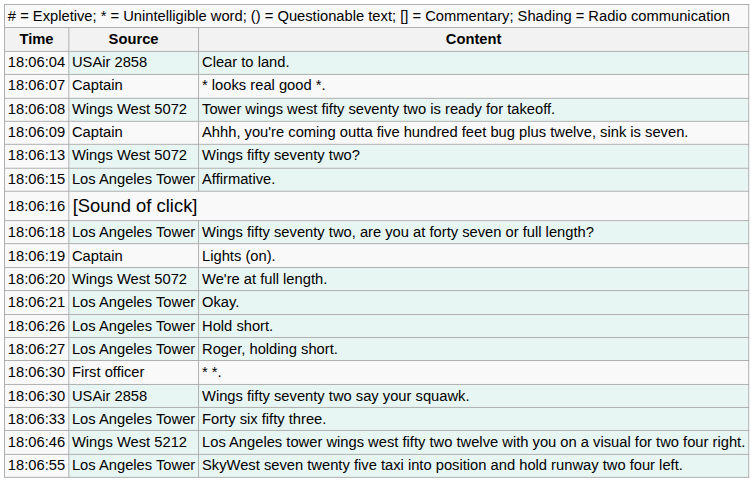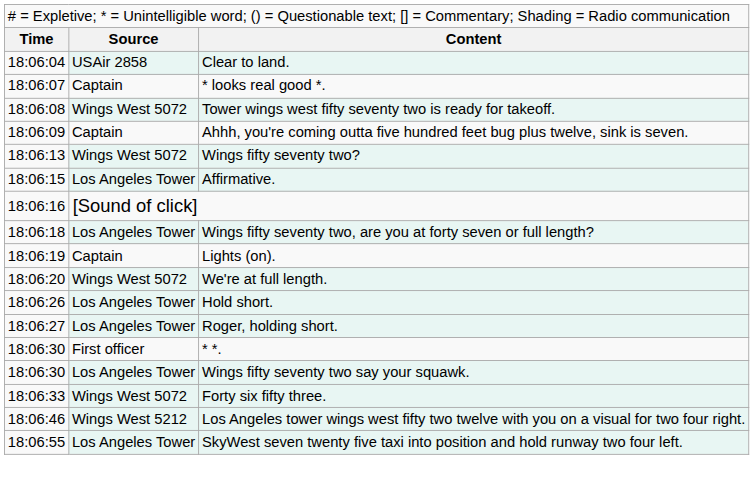- row: (221, 302)
(110, 395) USAir 2858 -> (134, 372) Los Angeles Tower
(134, 419) Los Angeles Tower -> (129, 395) Wings West 5072
